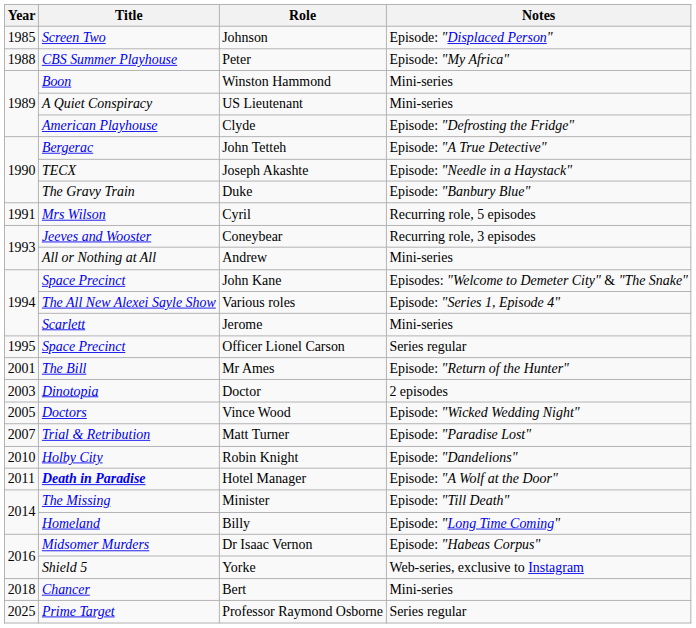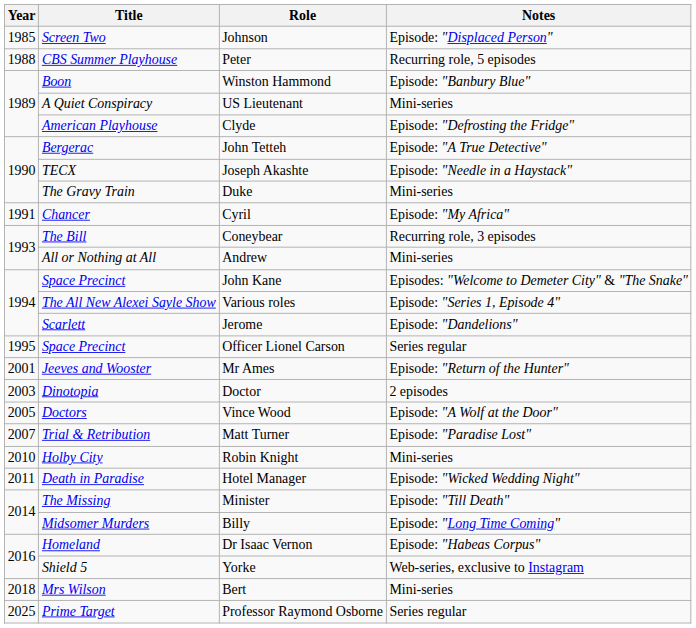(449, 59) Episode: "My Africa" -> (462, 59) Recurring role, 5 episodes
(421, 81) Mini-series -> (460, 81) Episode: "Banbury Blue"
(460, 192) Episode: "Banbury Blue" -> (421, 192) Mini-series
(74, 214) Mrs Wilson -> (66, 214) Chancer
(462, 214) Recurring role, 5 episodes -> (449, 214) Episode: "My Africa"
(97, 236) Jeeves and Wooster -> (64, 236) The Bill
(421, 324) Mini-series -> (453, 324) Episode: "Dandelions"
(64, 368) The Bill -> (97, 368) Jeeves and Wooster
(485, 412) Episode: "Wicked Wedding Night" -> (474, 412) Episode: "A Wolf at the Door"
(453, 457) Episode: "Dandelions" -> (421, 457) Mini-series
(94, 479) bold -> (93, 479) normal
(474, 479) Episode: "A Wolf at the Door" -> (485, 479) Episode: "Wicked Wedding Night"
(71, 523) Homeland -> (96, 523) Midsomer Murders
(96, 545) Midsomer Murders -> (71, 545) Homeland
(66, 589) Chancer -> (74, 589) Mrs Wilson
